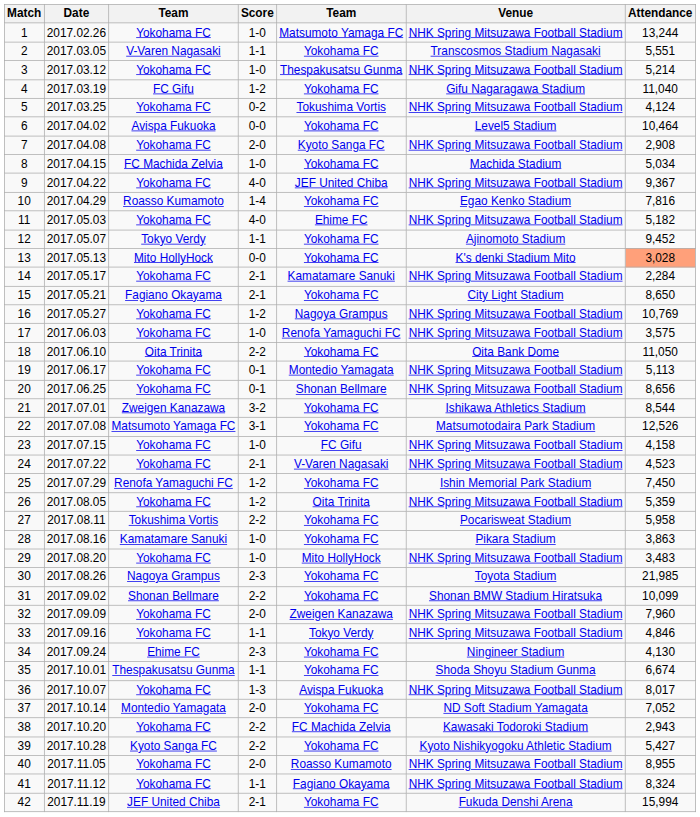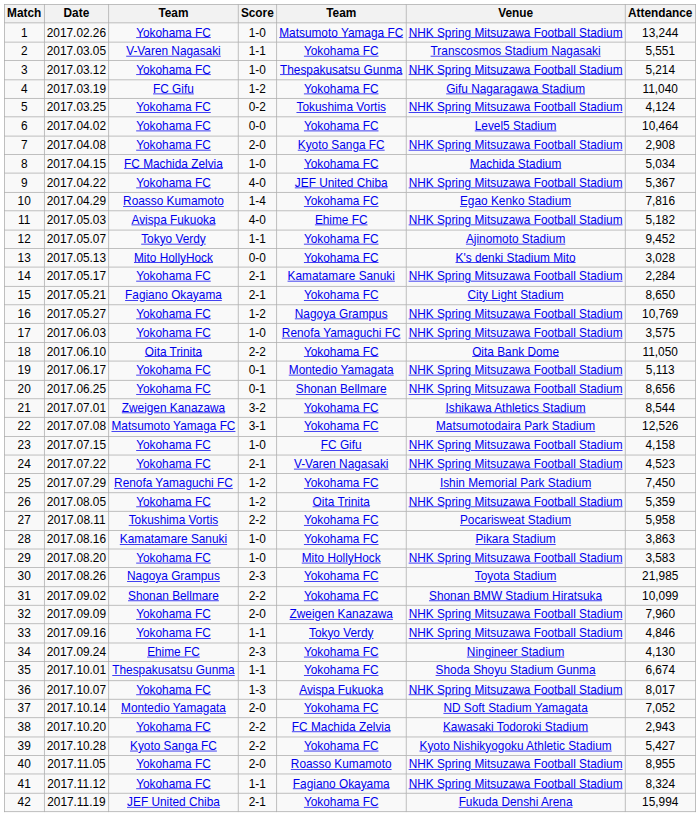(173, 126) Avispa Fukuoka -> (173, 126) Yokohama FC
(660, 182) 9,367 -> (660, 182) 5,367
(173, 220) Yokohama FC -> (173, 220) Avispa Fukuoka
(660, 257) lightsalmon background -> (660, 257) no background
(660, 558) 3,483 -> (660, 558) 3,583
